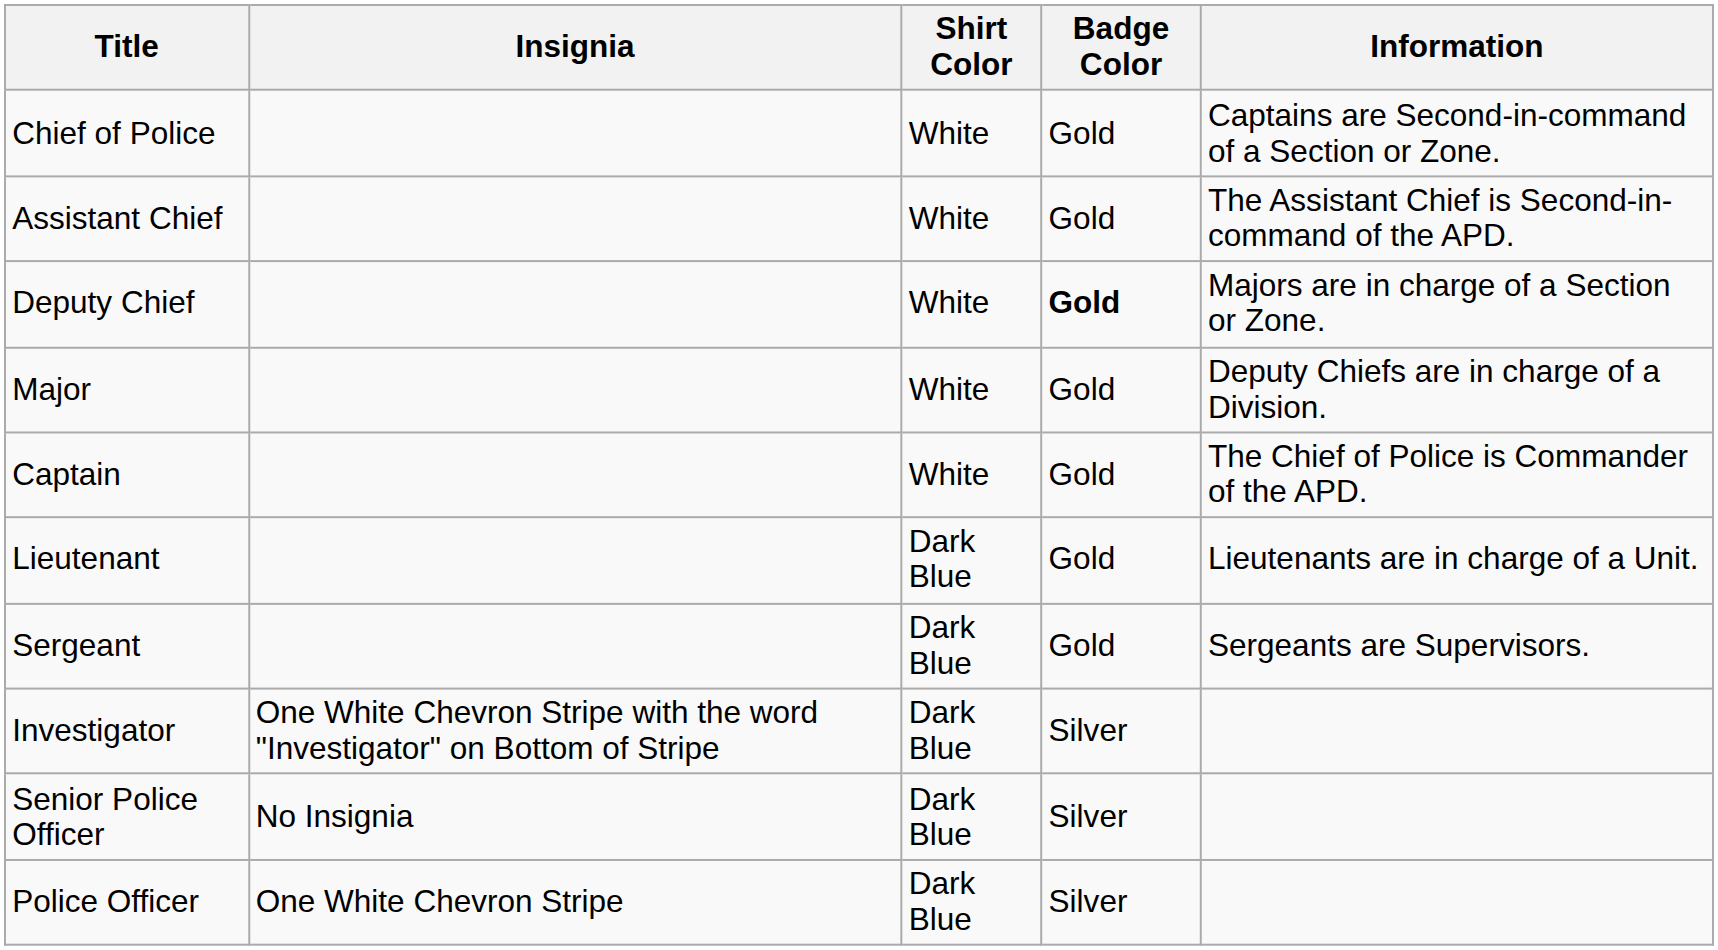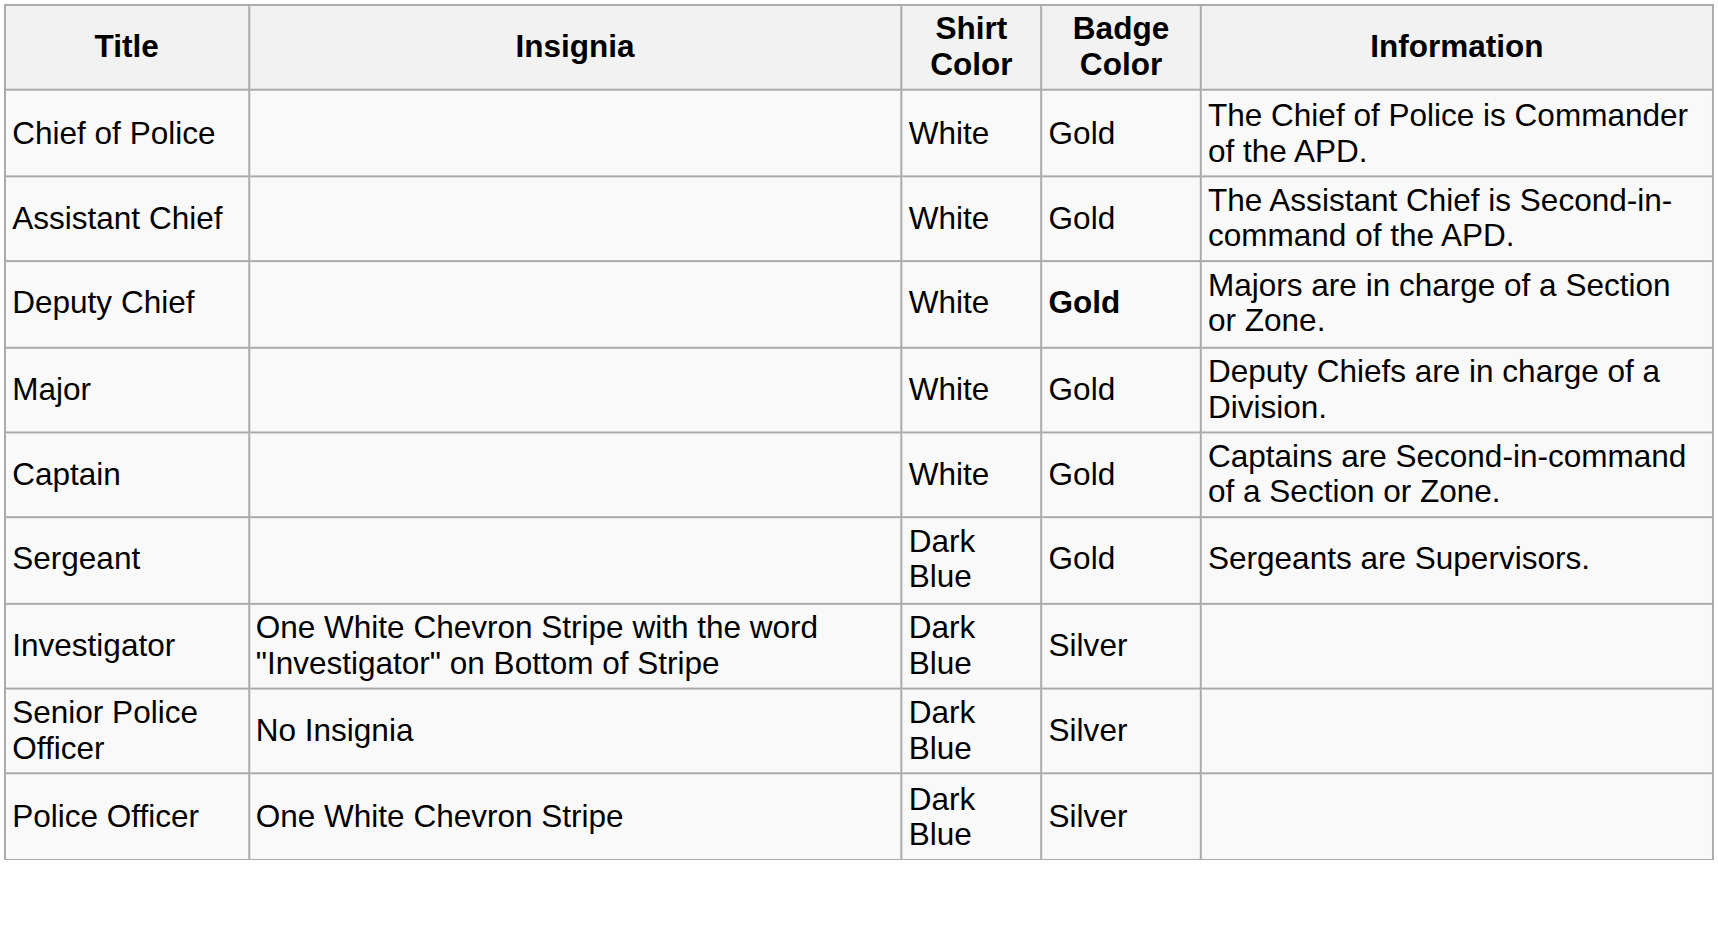(1447, 132) Captains are Second-in-command of a Section or Zone. -> (1448, 132) The Chief of Police is Commander of the APD.
(1448, 474) The Chief of Police is Commander of the APD. -> (1447, 474) Captains are Second-in-command of a Section or Zone.
- row: (86, 559)
